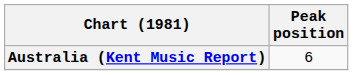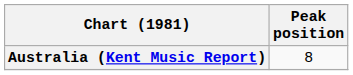(309, 58) 6 -> (309, 58) 8
